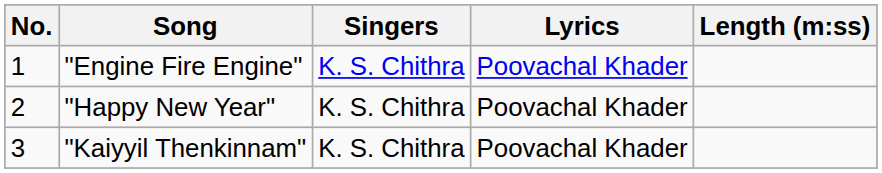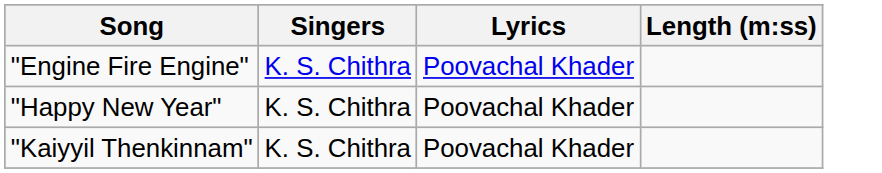- column: (32, 25)
